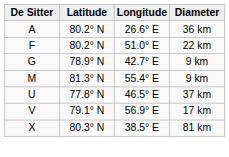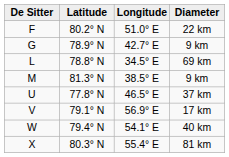- row: (32, 29)
+ row: (32, 62)
(142, 78) 55.4° E -> (142, 78) 38.5° E
+ row: (32, 128)
(142, 128) 38.5° E -> (142, 144) 55.4° E
